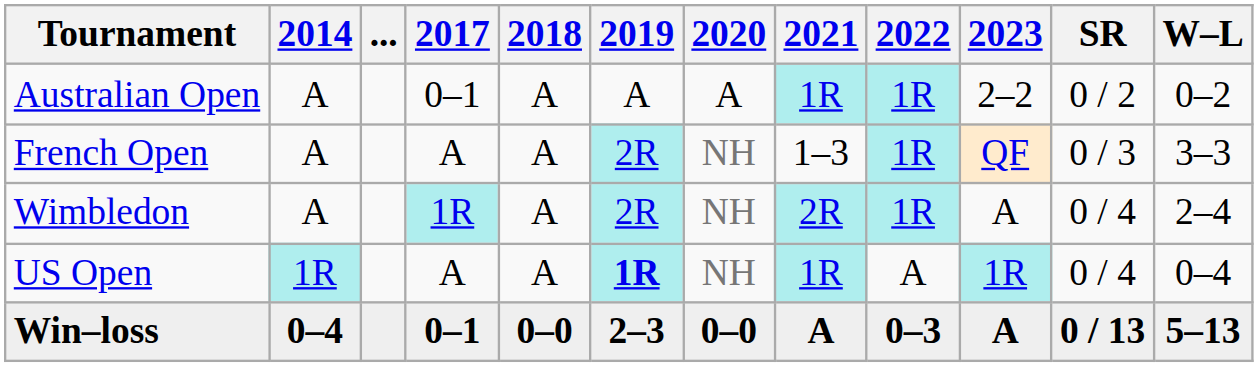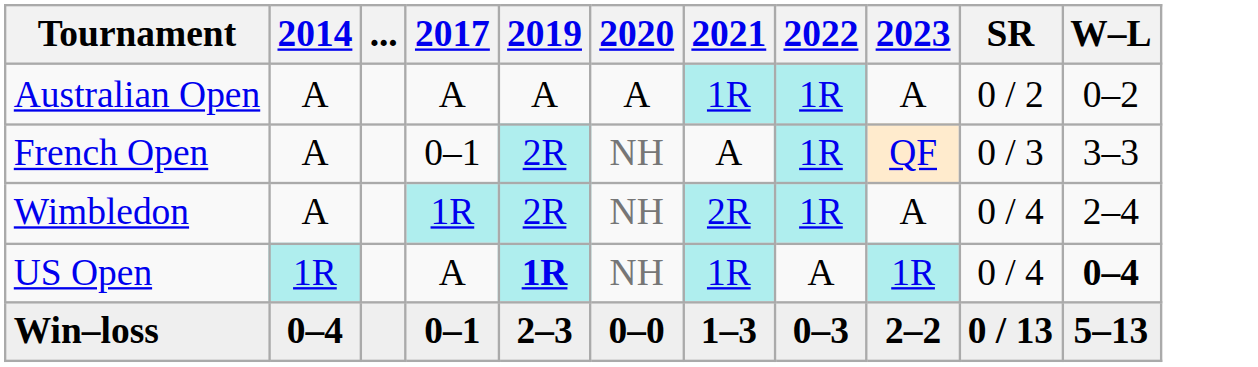- column: (545, 34)
(452, 93) 0–1 -> (452, 93) A
(1005, 93) 2–2 -> (913, 93) A
(452, 152) A -> (452, 152) 0–1
(821, 152) 1–3 -> (729, 152) A
(1203, 271) normal -> (1111, 271) bold
(821, 331) A -> (729, 331) 1–3
(1005, 331) A -> (913, 331) 2–2
